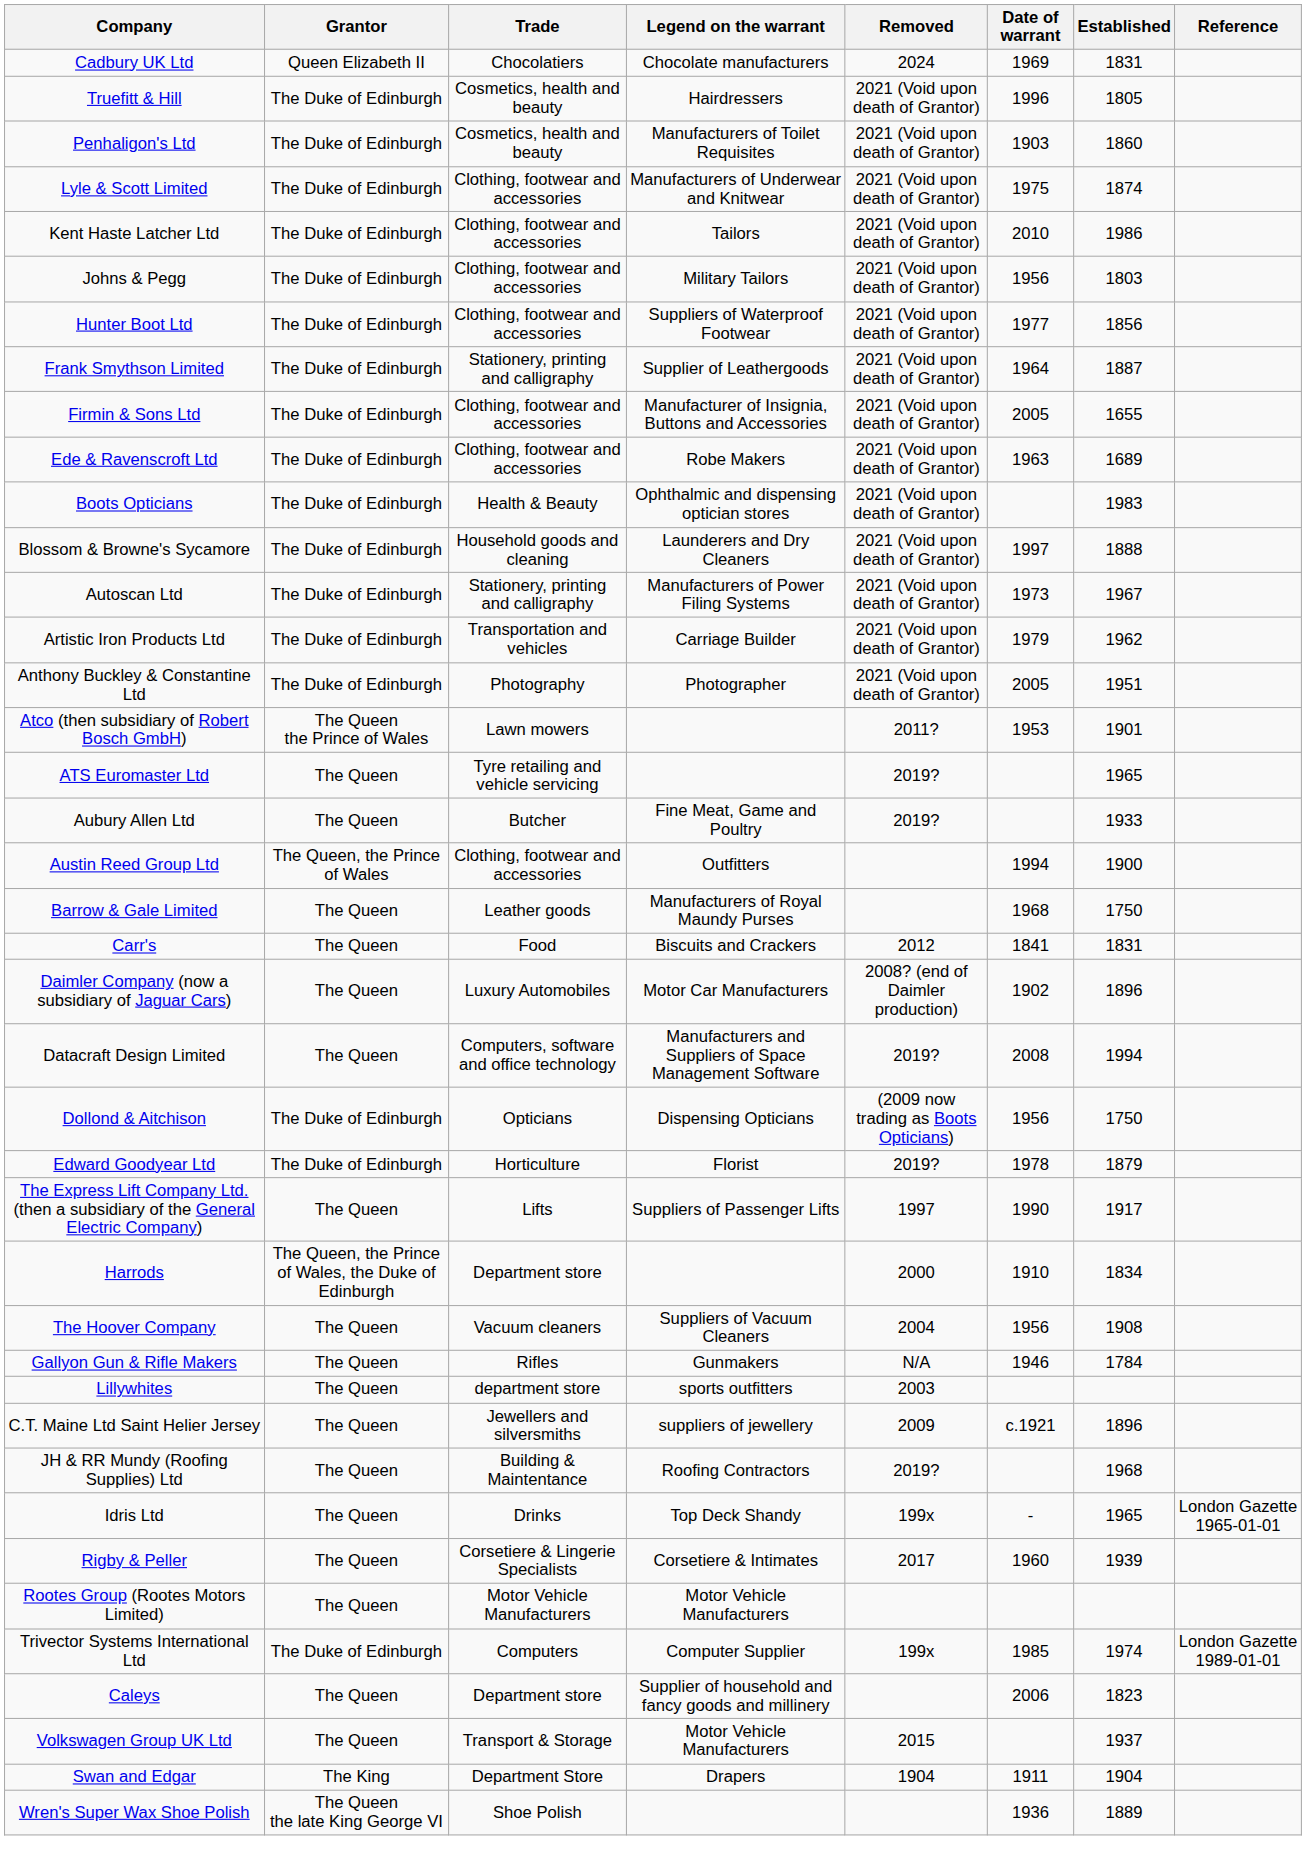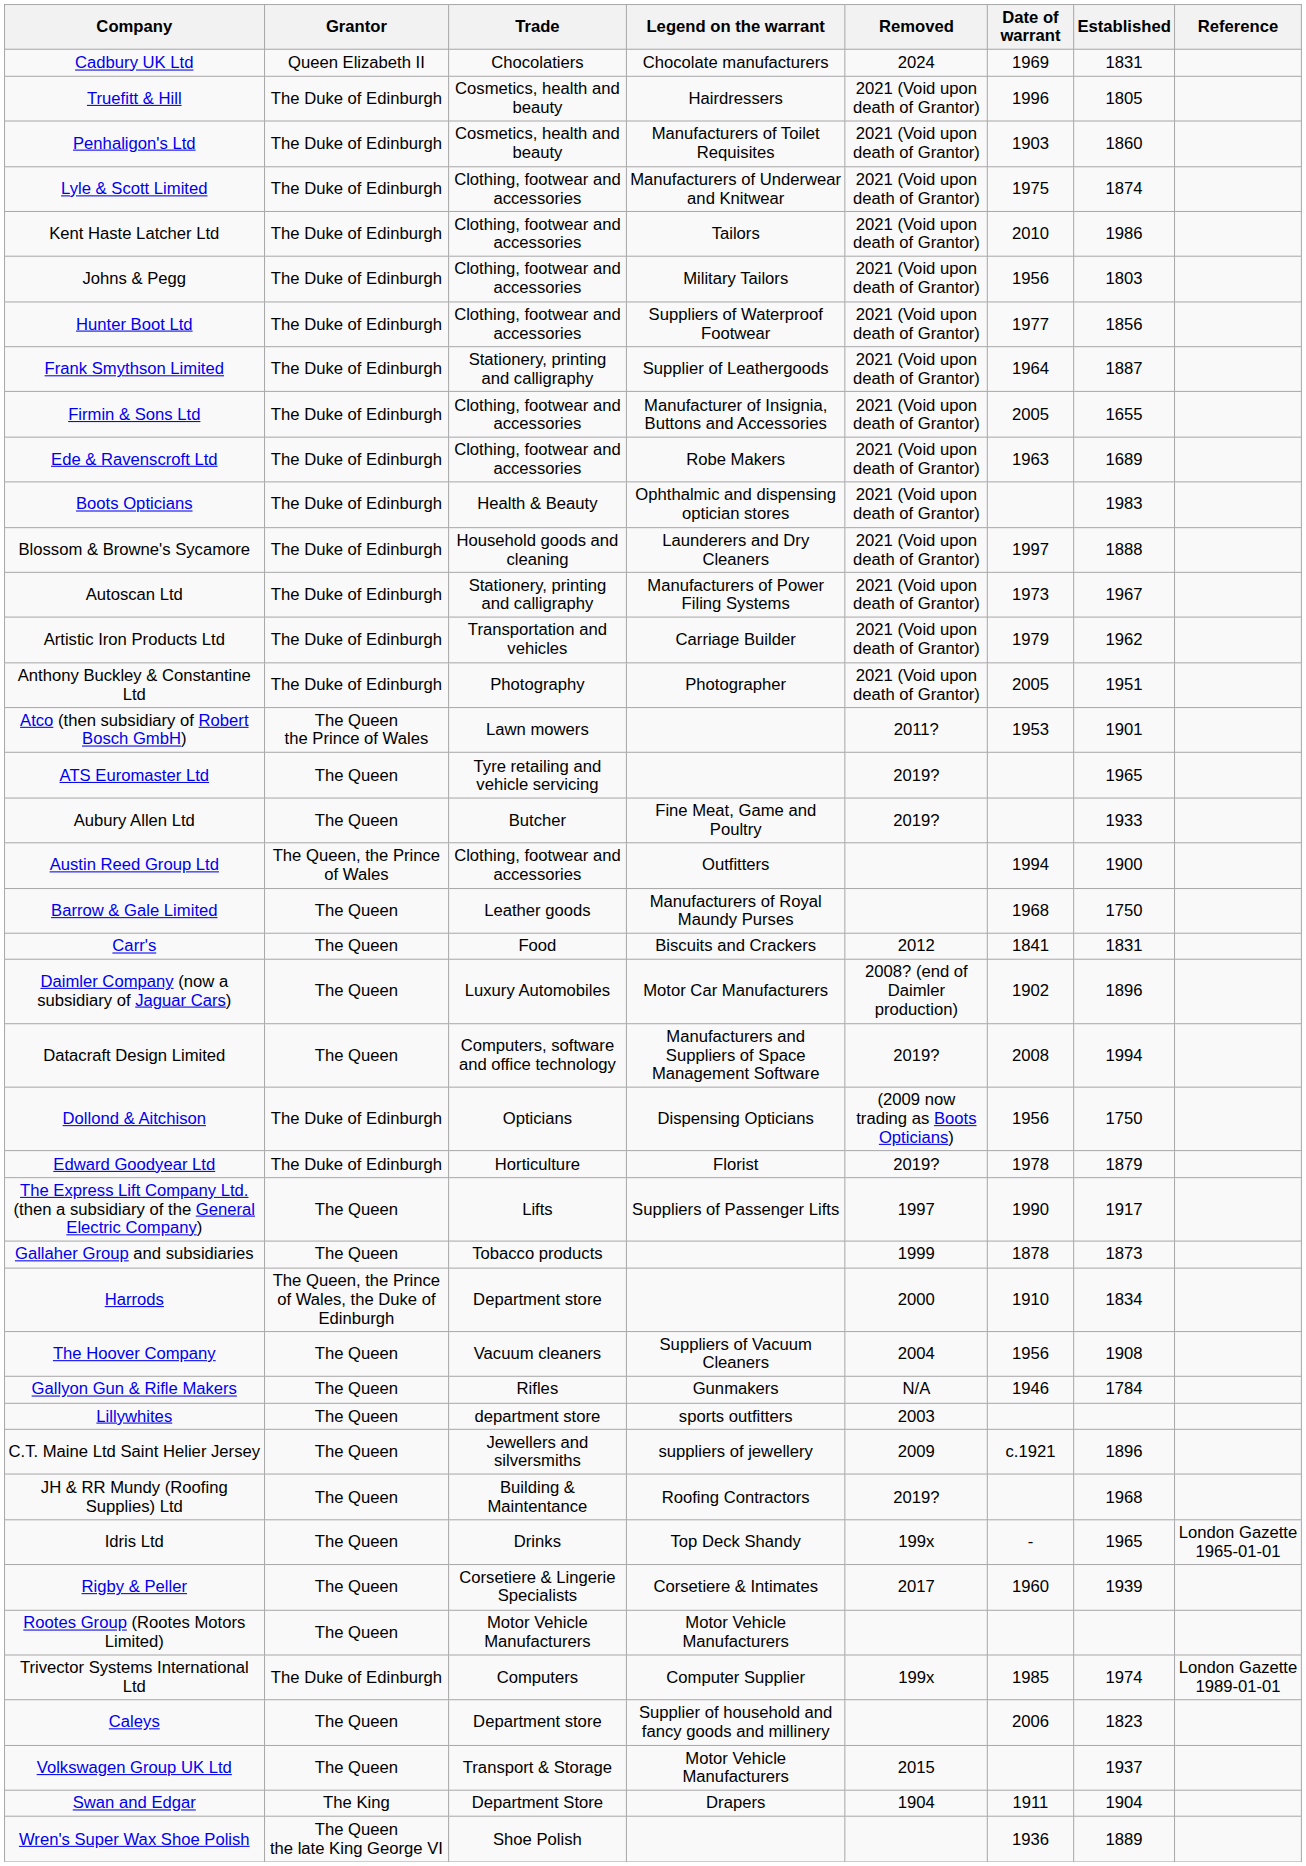+ row: (134, 1254)
